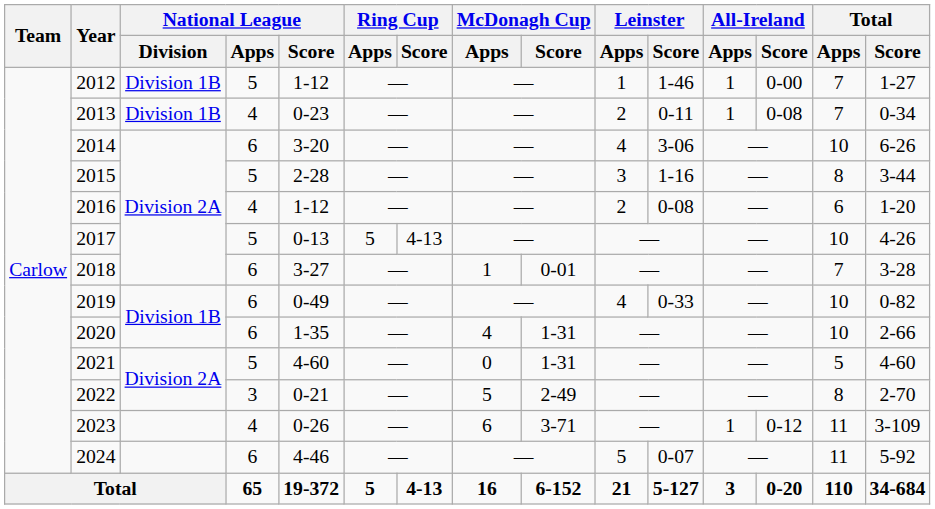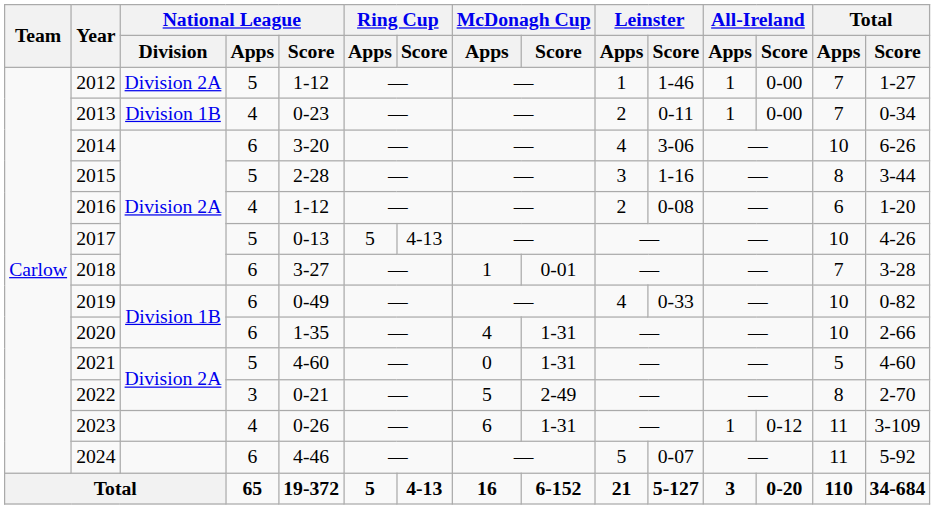(173, 82) Division 1B -> (173, 82) Division 2A
(784, 113) 0-08 -> (784, 113) 0-00
(558, 425) 3-71 -> (558, 425) 1-31
